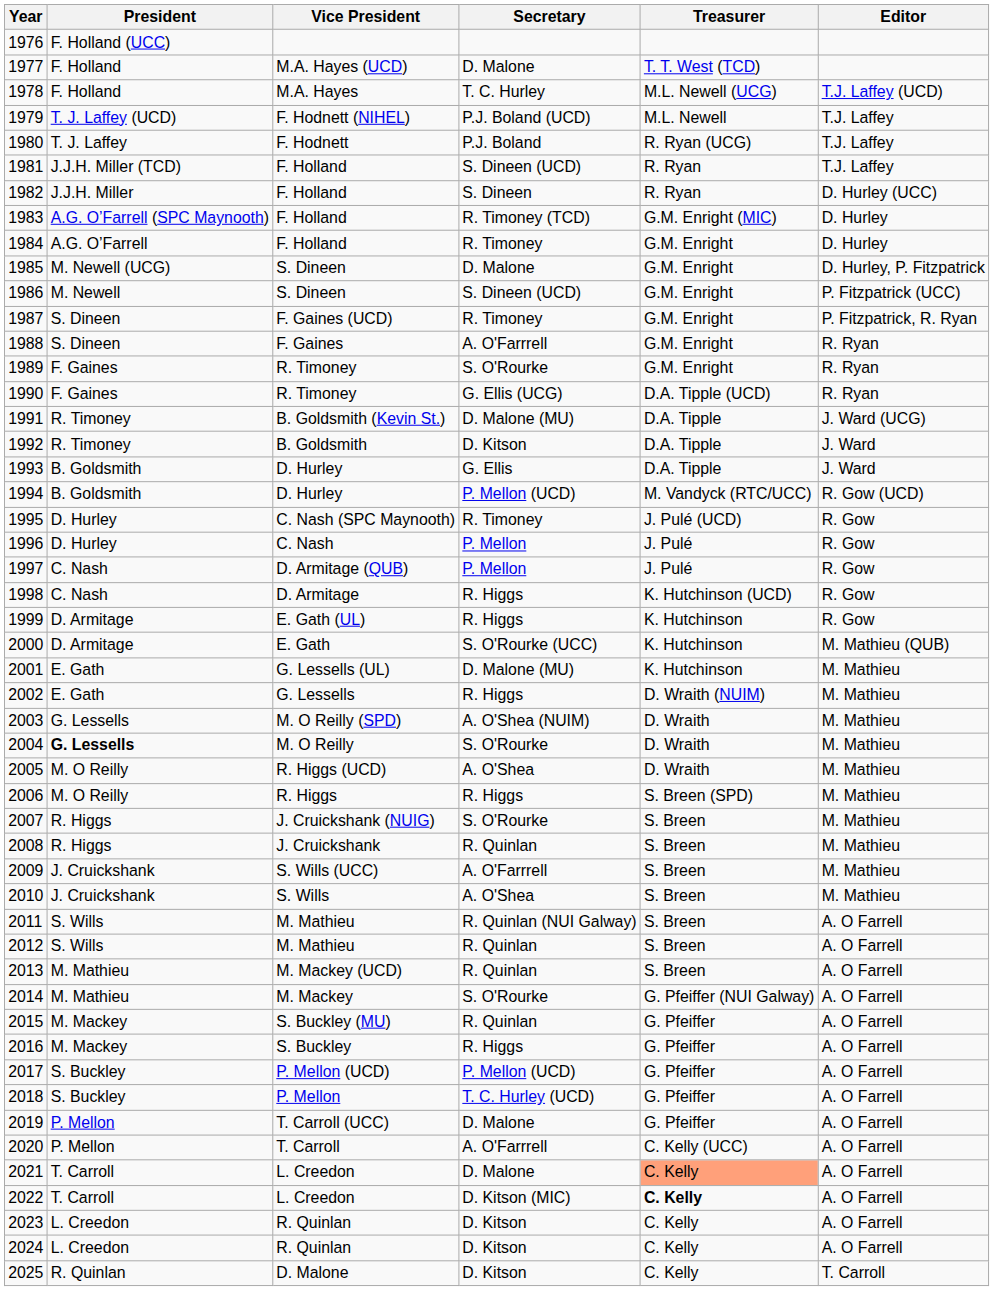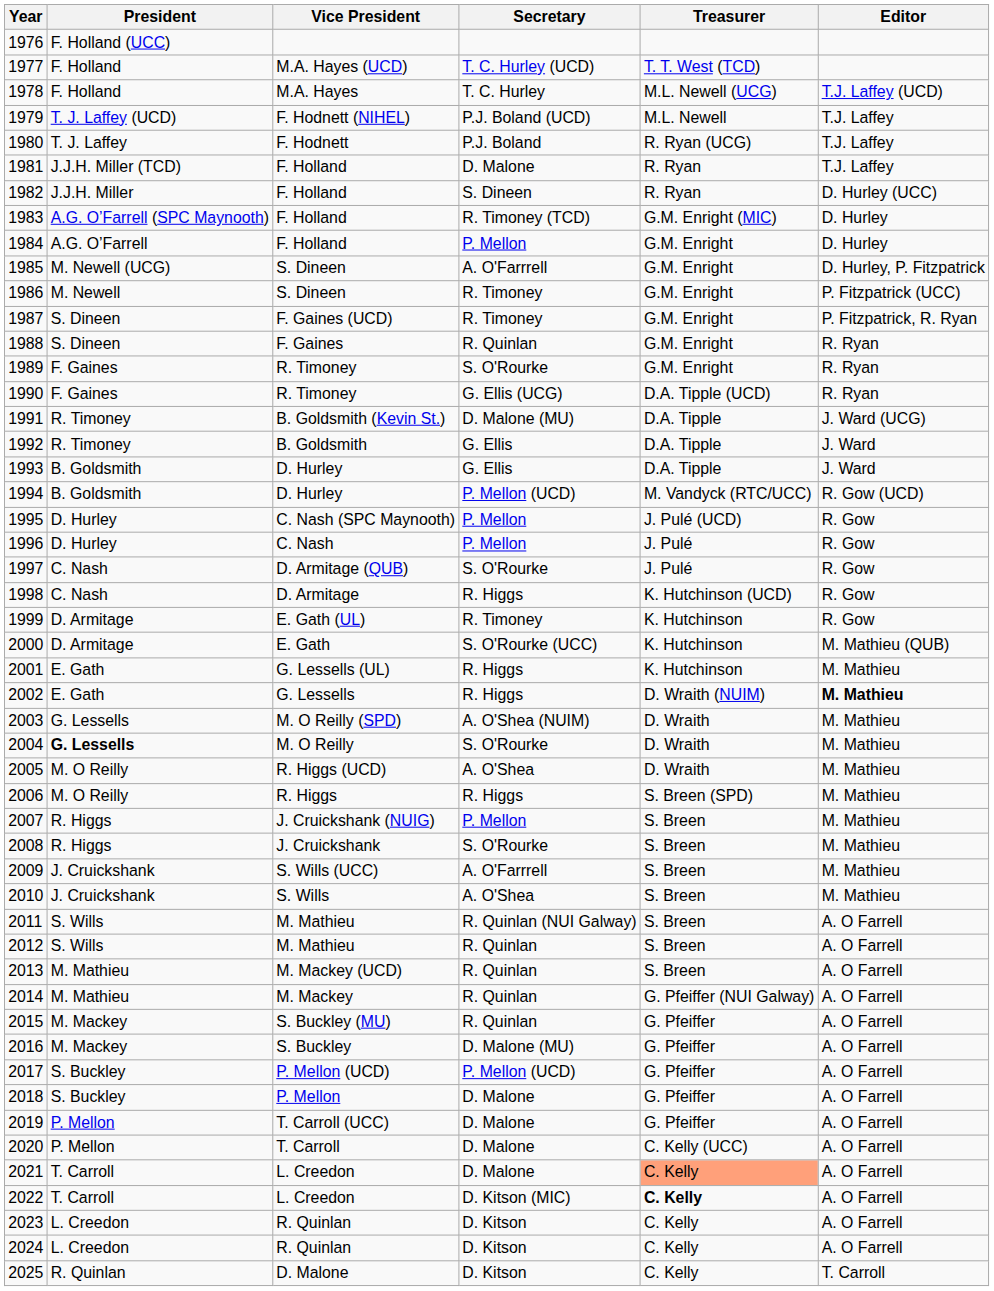(498, 67) D. Malone -> (528, 67) T. C. Hurley (UCD)
(522, 167) S. Dineen (UCD) -> (498, 167) D. Malone
(502, 243) R. Timoney -> (494, 243) P. Mellon
(498, 268) D. Malone -> (505, 268) A. O'Farrrell
(522, 293) S. Dineen (UCD) -> (502, 293) R. Timoney
(505, 343) A. O'Farrrell -> (500, 343) R. Quinlan
(494, 444) D. Kitson -> (487, 444) G. Ellis
(502, 519) R. Timoney -> (494, 519) P. Mellon
(494, 569) P. Mellon -> (505, 569) S. O'Rourke
(493, 619) R. Higgs -> (502, 619) R. Timoney
(518, 670) D. Malone (MU) -> (493, 670) R. Higgs
(861, 695) normal -> (863, 695) bold
(505, 820) S. O'Rourke -> (494, 820) P. Mellon
(500, 846) R. Quinlan -> (505, 846) S. O'Rourke
(505, 996) S. O'Rourke -> (500, 996) R. Quinlan
(493, 1047) R. Higgs -> (518, 1047) D. Malone (MU)
(528, 1097) T. C. Hurley (UCD) -> (498, 1097) D. Malone
(505, 1147) A. O'Farrrell -> (498, 1147) D. Malone
